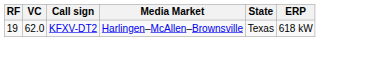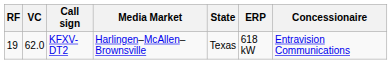+ column: (330, 18)
